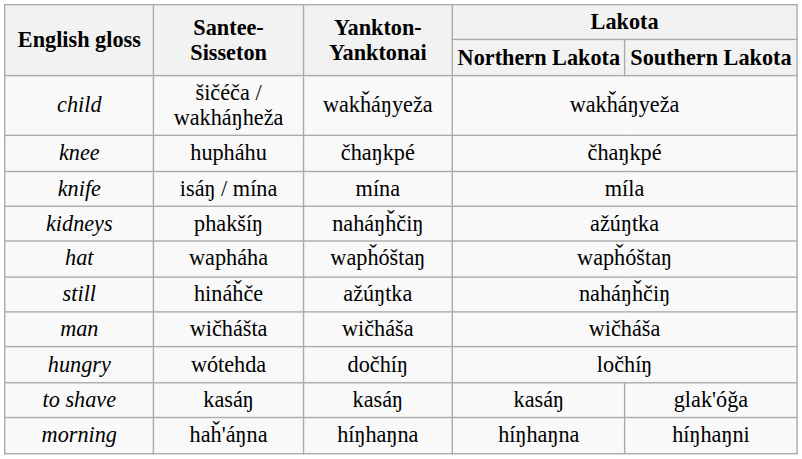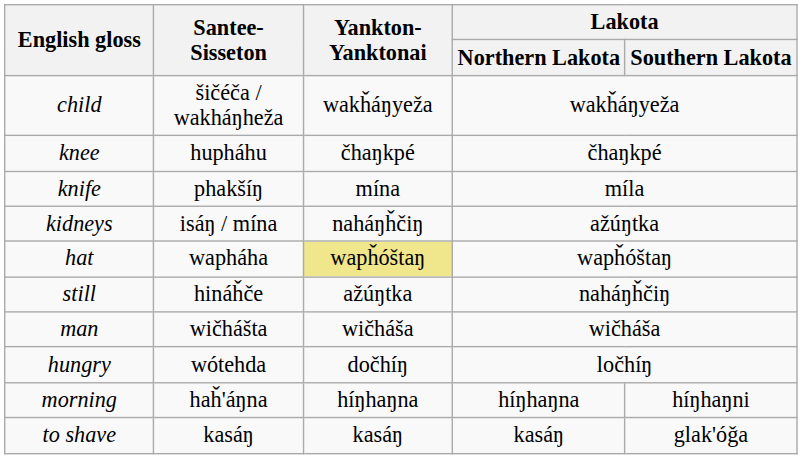(229, 188) isáŋ / mína -> (229, 188) phakšíŋ
(229, 223) phakšíŋ -> (229, 223) isáŋ / mína
(378, 258) no background -> (378, 258) khaki background
rows swapped: (79, 435) <-> (79, 399)
